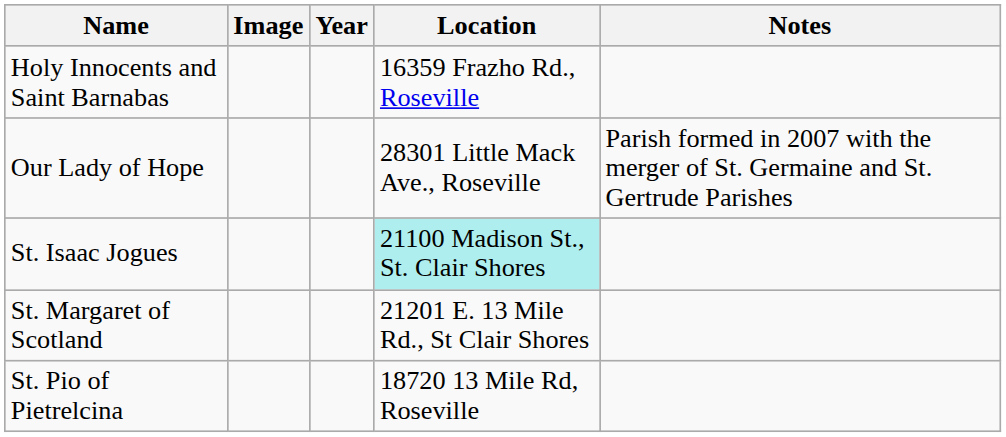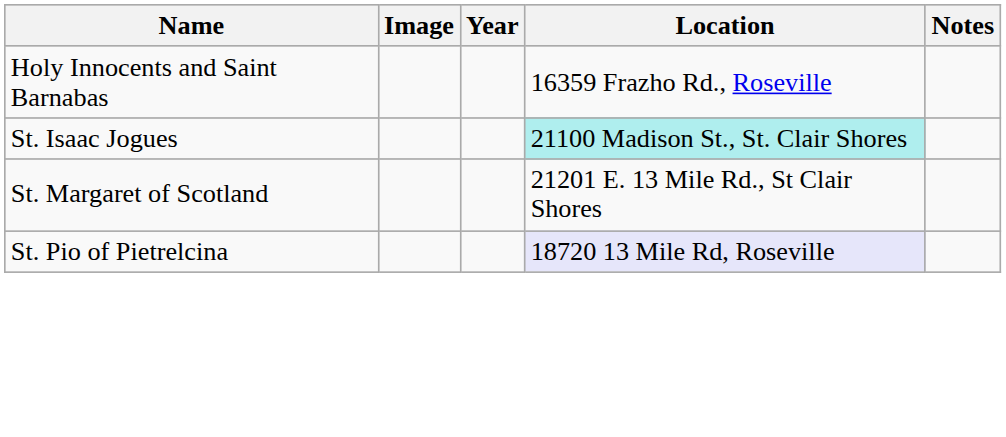- row: (107, 167)
(479, 395) no background -> (683, 250) lavender background
